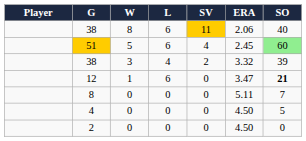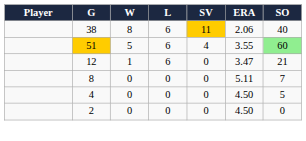(244, 45) 2.45 -> (244, 45) 3.55
- row: (91, 62)
(282, 78) bold -> (282, 62) normal
